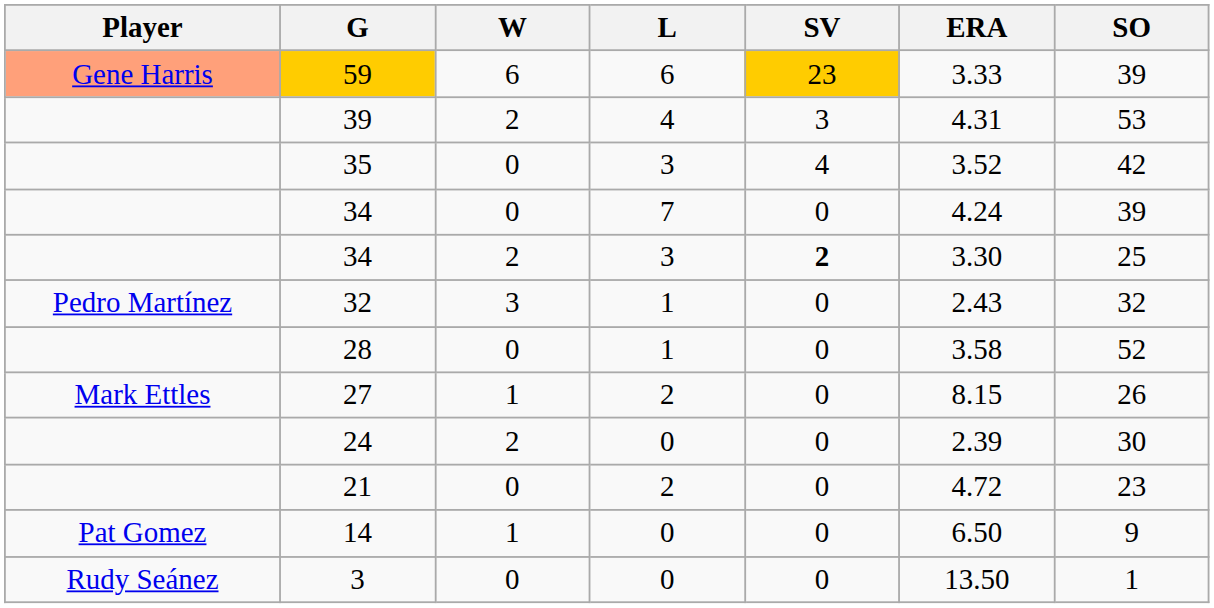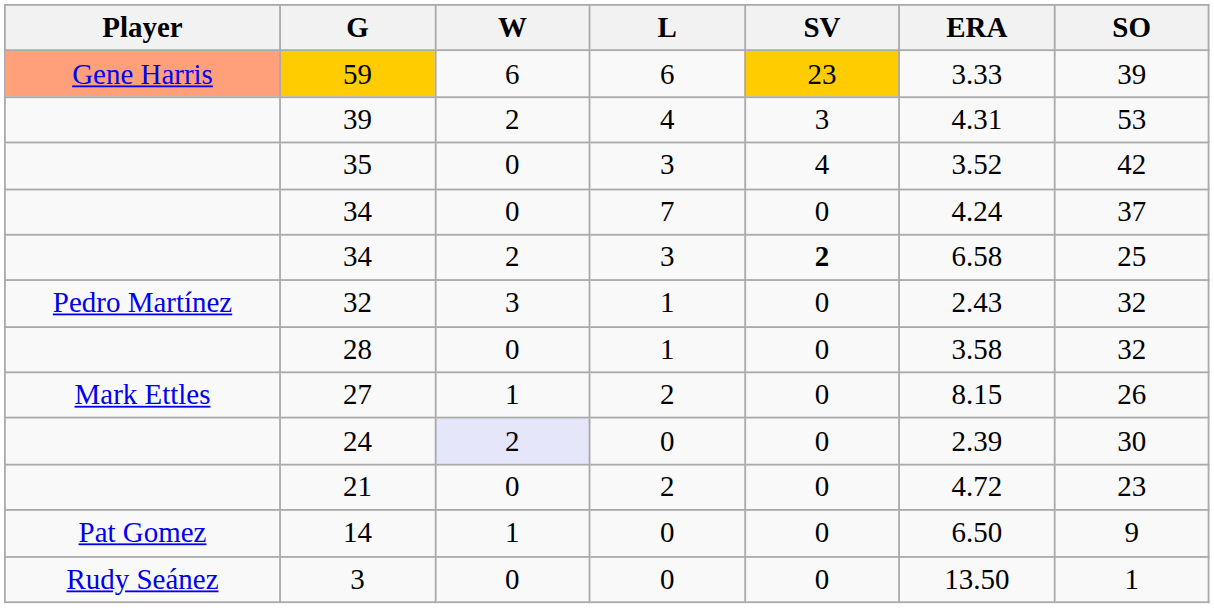(1132, 211) 39 -> (1132, 211) 37
(977, 257) 3.30 -> (977, 257) 6.58
(1132, 348) 52 -> (1132, 348) 32
(512, 440) no background -> (512, 440) lavender background
